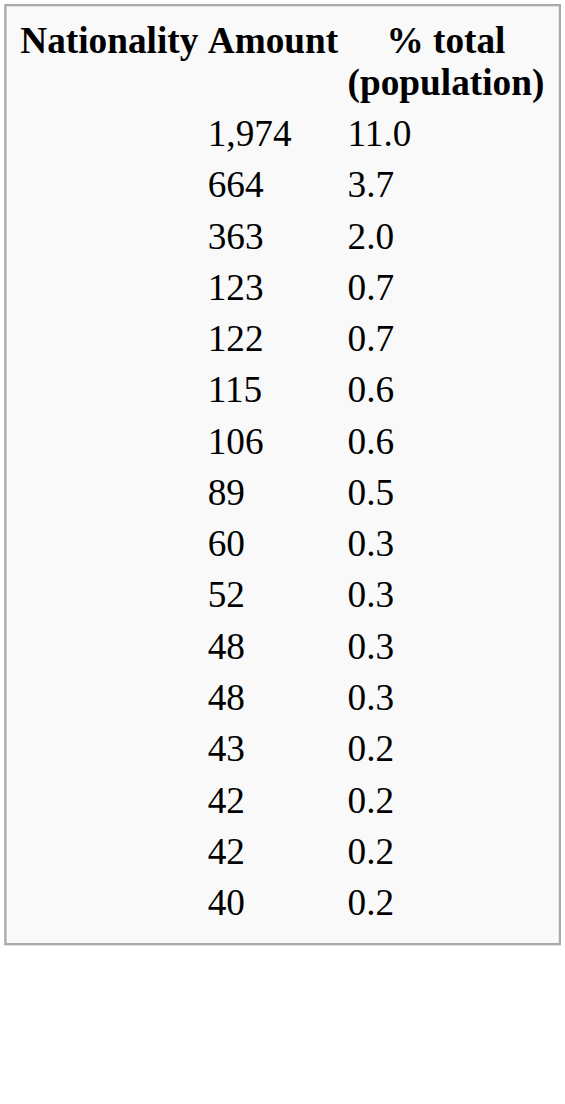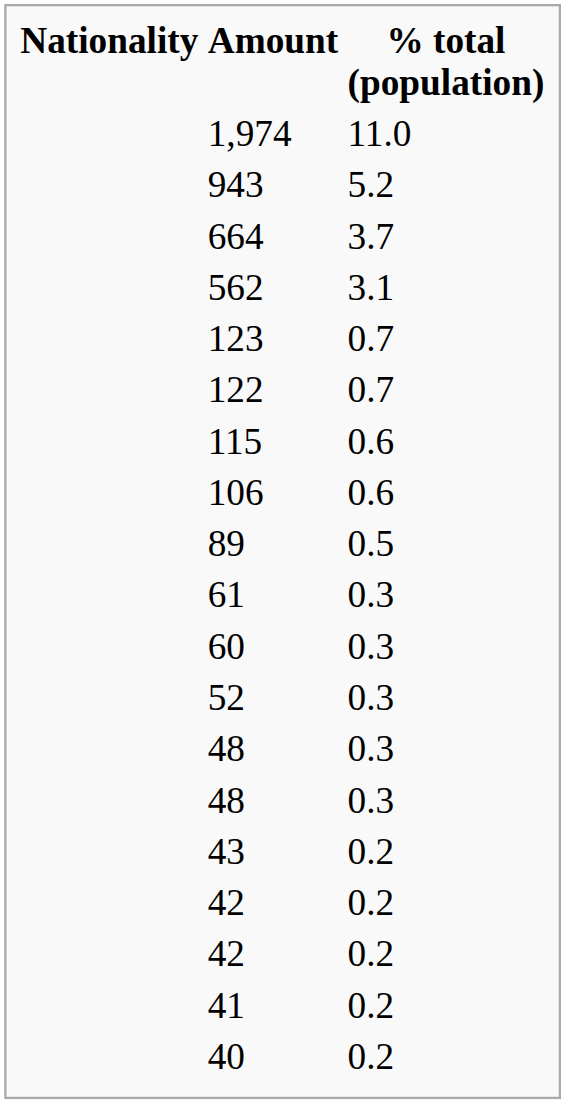+ row: (236, 185)
+ row: (236, 288)
- row: (236, 236)
+ row: (226, 595)
+ row: (226, 1005)
